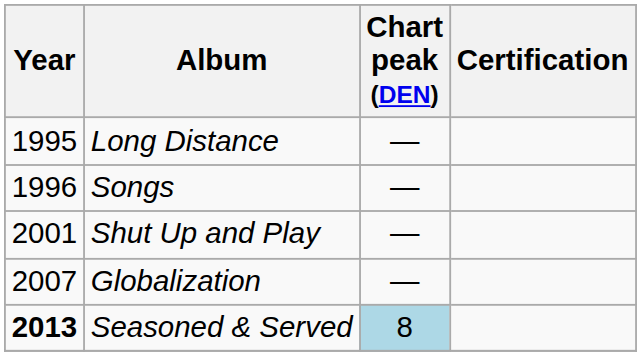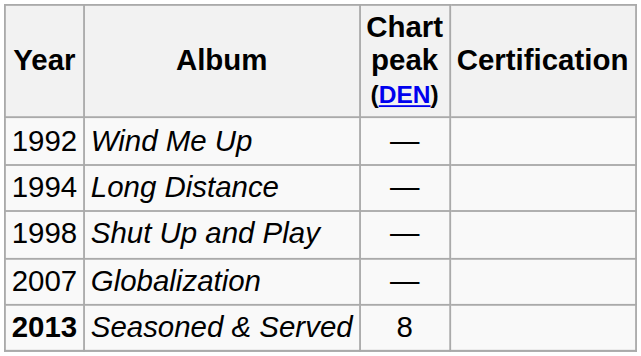+ row: (172, 140)
(44, 140) 1995 -> (44, 187) 1994
- row: (133, 187)
(44, 234) 2001 -> (44, 234) 1998
(405, 327) lightblue background -> (405, 327) no background
